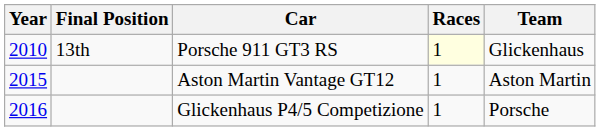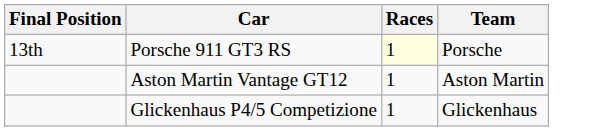- column: (28, 19)
(536, 49) Glickenhaus -> (472, 49) Porsche
(519, 110) Porsche -> (490, 110) Glickenhaus
